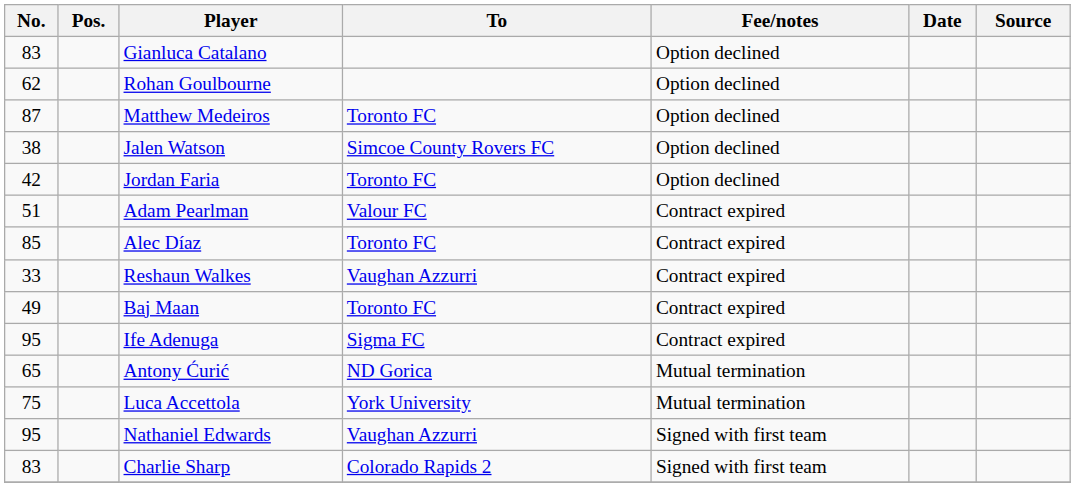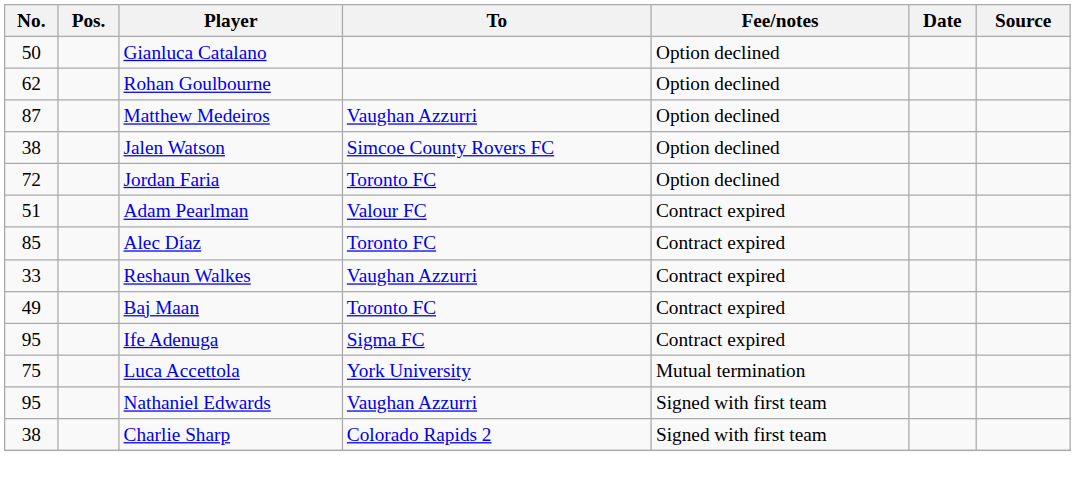(31, 52) 83 -> (31, 52) 50
(391, 116) Toronto FC -> (412, 116) Vaughan Azzurri
(31, 179) 42 -> (31, 179) 72
- row: (176, 370)
(31, 466) 83 -> (31, 434) 38
